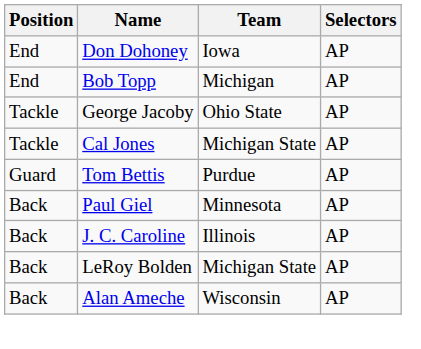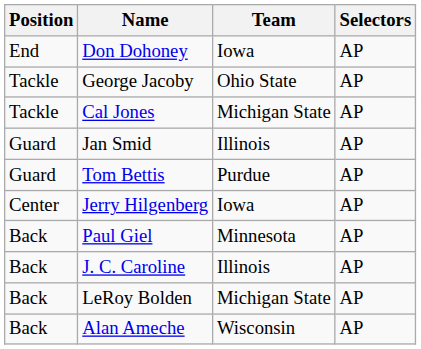- row: (119, 82)
+ row: (117, 143)
+ row: (145, 205)
